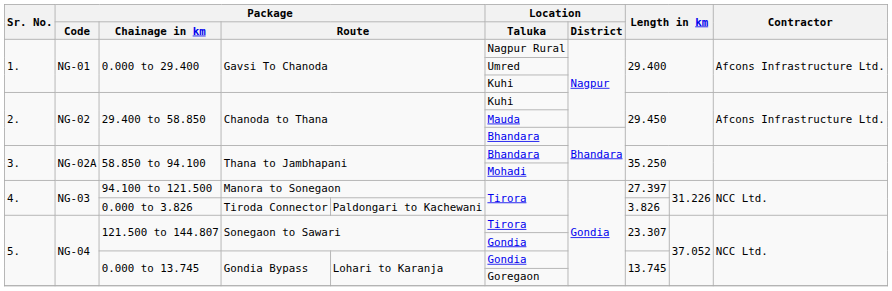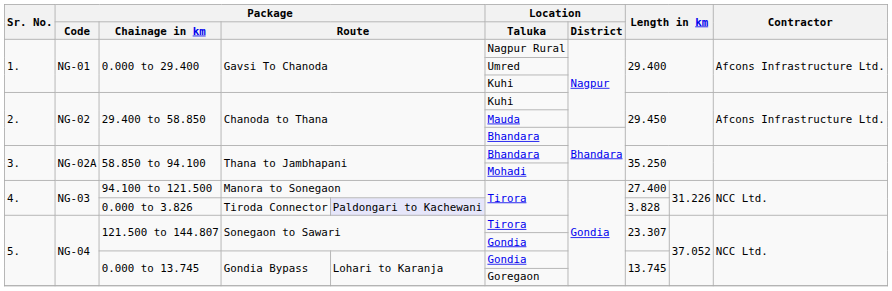(647, 189) 27.397 -> (647, 189) 27.400
(408, 207) no background -> (408, 207) lavender background
(644, 207) 3.826 -> (644, 207) 3.828
